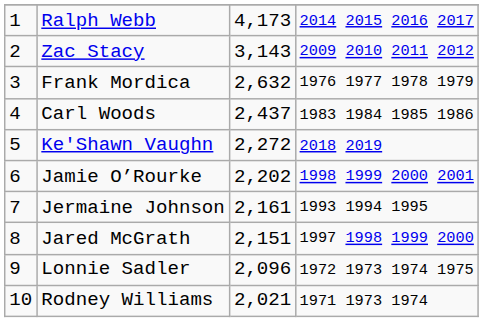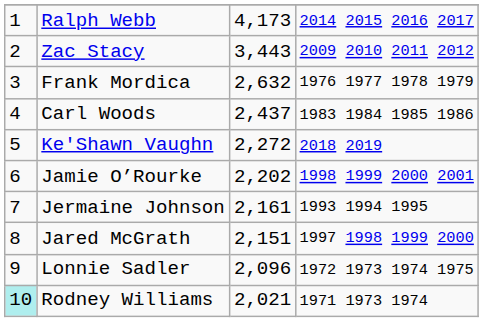(263, 51) 3,143 -> (263, 51) 3,443
(21, 301) no background -> (21, 301) paleturquoise background
